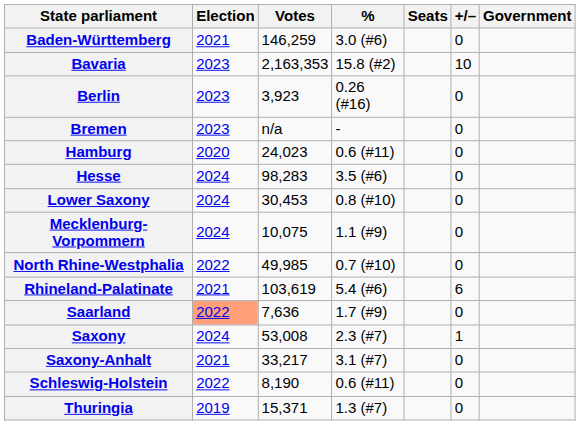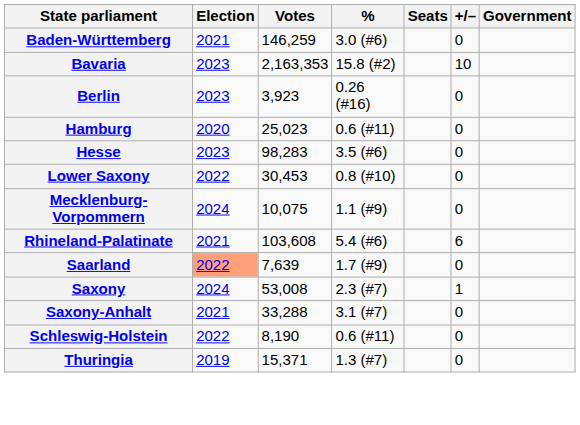- row: (99, 128)
(285, 152) 24,023 -> (285, 128) 25,023
(213, 176) 2024 -> (213, 152) 2023
(213, 200) 2024 -> (213, 176) 2022
- row: (99, 264)
(289, 288) 103,619 -> (289, 241) 103,608
(280, 312) 7,636 -> (280, 264) 7,639
(285, 360) 33,217 -> (285, 312) 33,288
